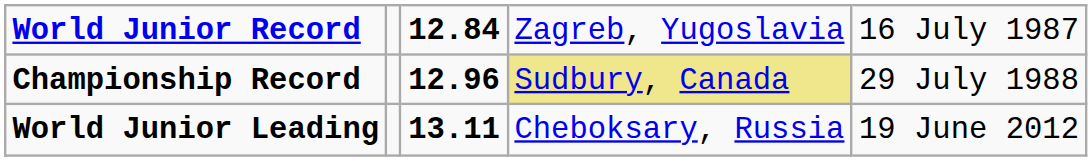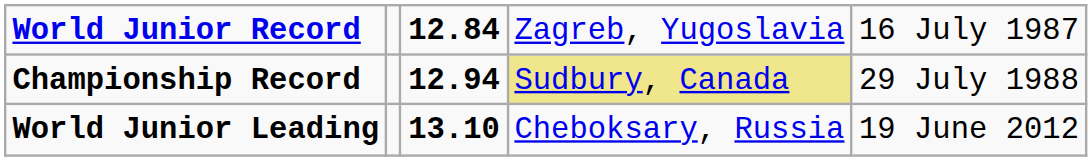(454, 80) 12.96 -> (454, 80) 12.94
(454, 130) 13.11 -> (454, 130) 13.10
